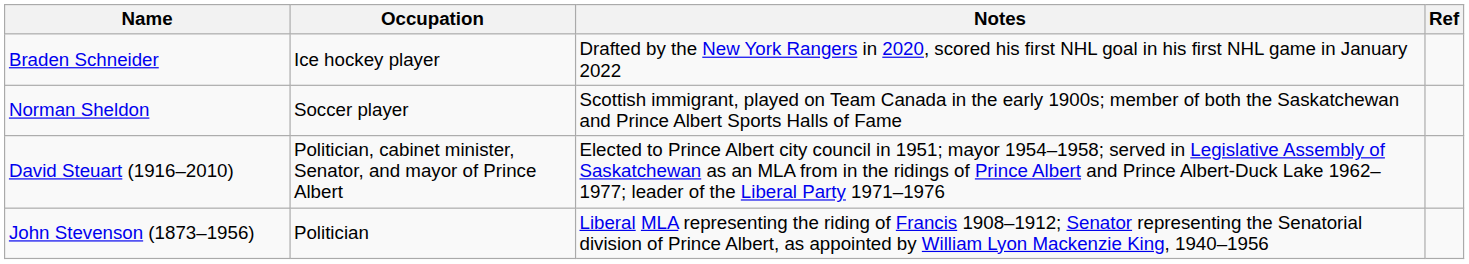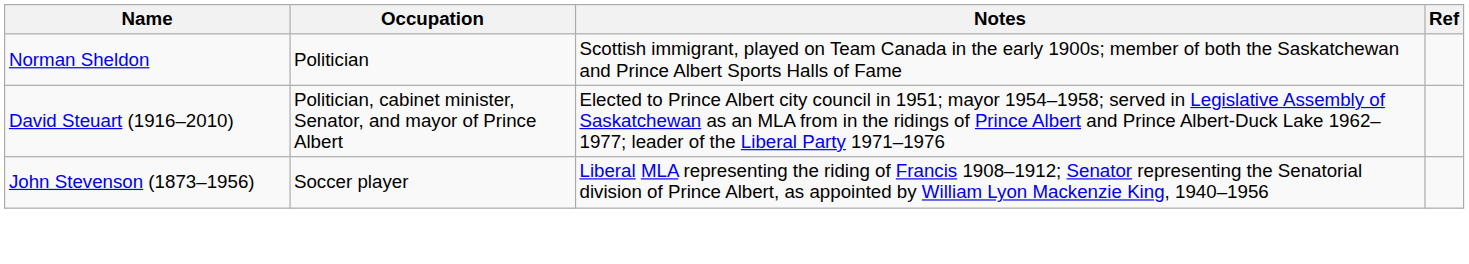- row: (84, 59)
(351, 110) Soccer player -> (331, 59) Politician
(331, 232) Politician -> (351, 182) Soccer player
